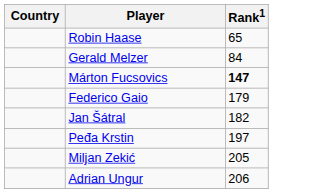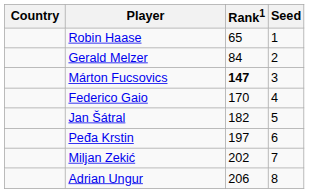+ column: (286, 16)
(239, 98) 179 -> (239, 98) 170
(239, 158) 205 -> (239, 158) 202
